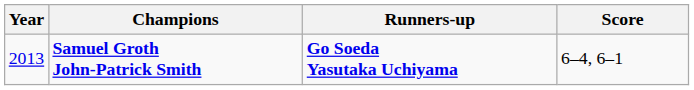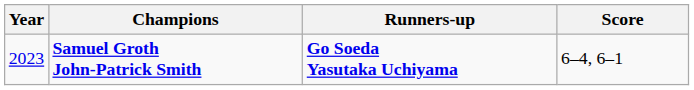(26, 59) 2013 -> (26, 59) 2023
